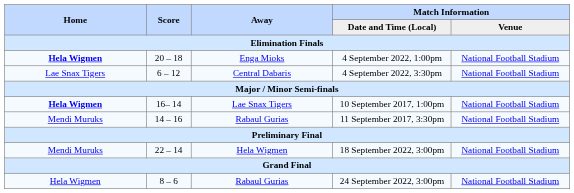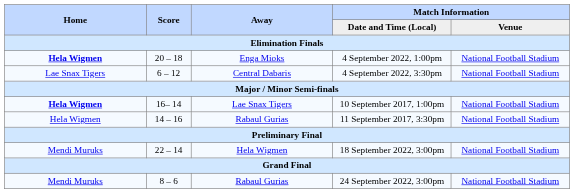(75, 119) Mendi Muruks -> (75, 119) Hela Wigmen
(75, 181) Hela Wigmen -> (75, 181) Mendi Muruks
